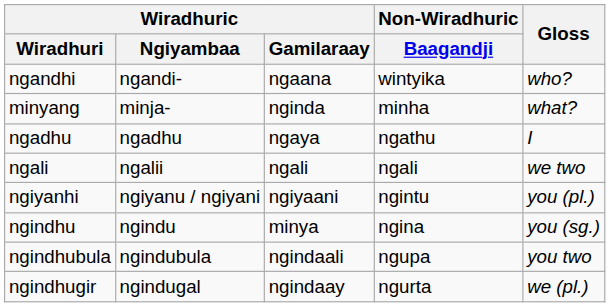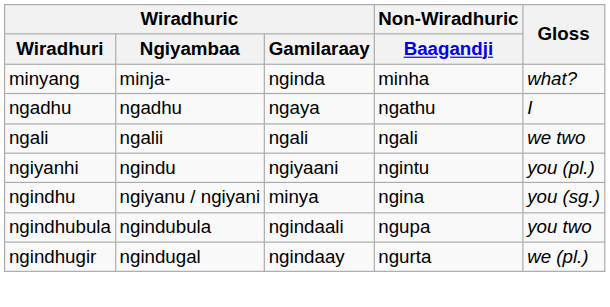- row: (42, 78)
(190, 197) ngiyanu / ngiyani -> (148, 167) ngindu
(148, 227) ngindu -> (190, 197) ngiyanu / ngiyani
